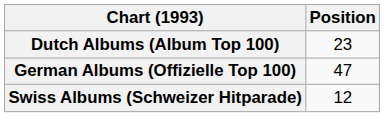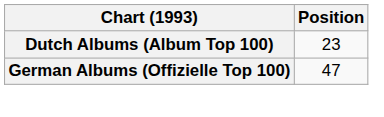- row: (155, 97)
